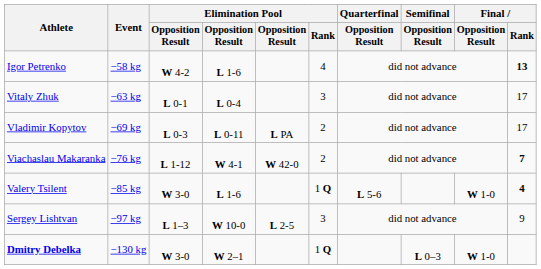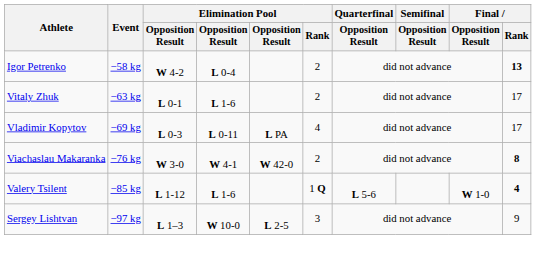(229, 73) L 1-6 -> (223, 73) L 0-4
(323, 66) 4 -> (318, 66) 2
(229, 103) L 0-4 -> (223, 103) L 1-6
(323, 97) 3 -> (318, 97) 2
(323, 127) 2 -> (318, 127) 4
(175, 164) L 1-12 -> (170, 164) W 3-0
(522, 158) 7 -> (517, 158) 8
(175, 195) W 3-0 -> (170, 195) L 1-12
- row: (44, 250)
